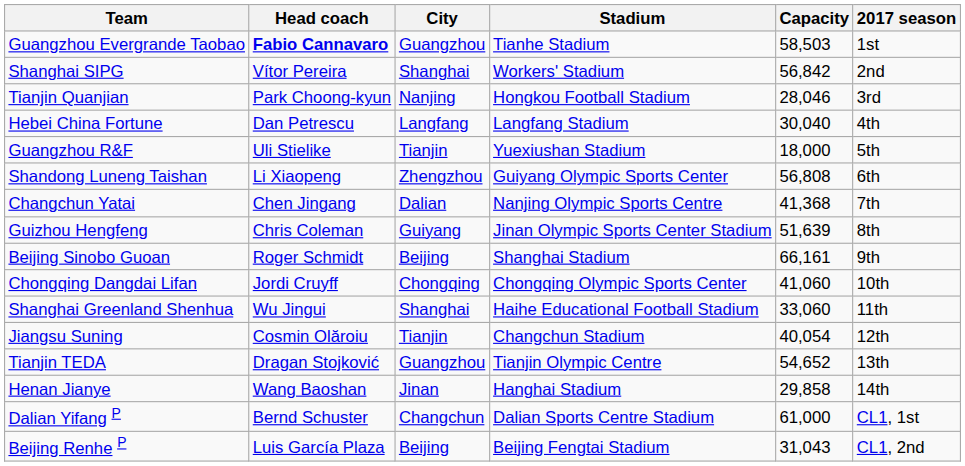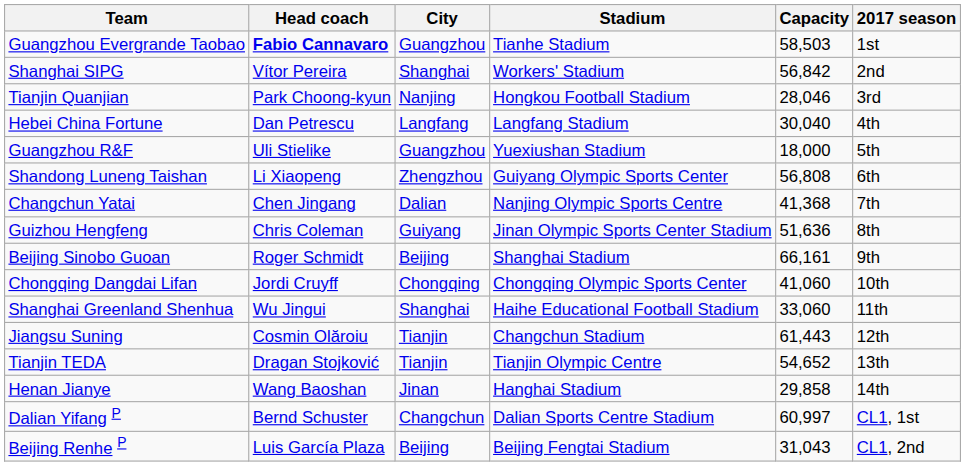(423, 150) Tianjin -> (442, 150) Guangzhou
(805, 230) 51,639 -> (805, 230) 51,636
(805, 336) 40,054 -> (805, 336) 61,443
(442, 362) Guangzhou -> (423, 362) Tianjin
(805, 417) 61,000 -> (805, 417) 60,997
